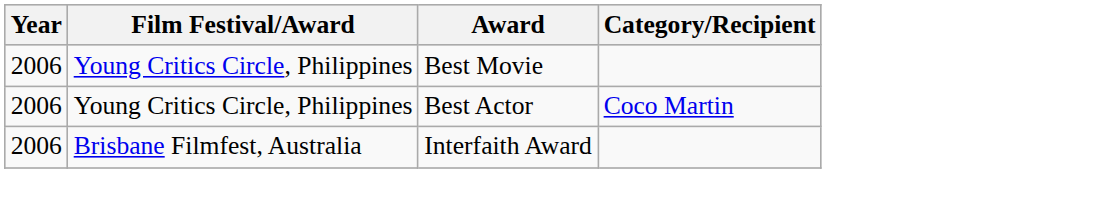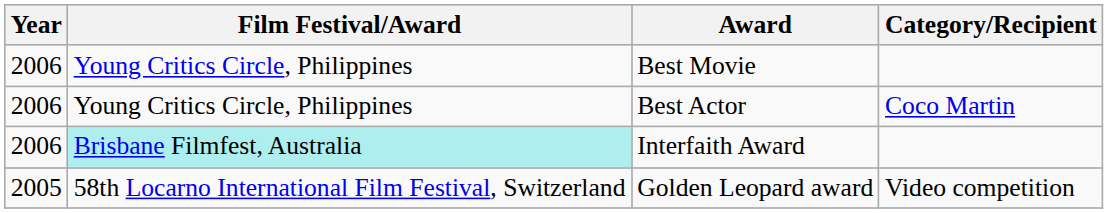(218, 146) no background -> (218, 146) paleturquoise background
+ row: (755, 187)
